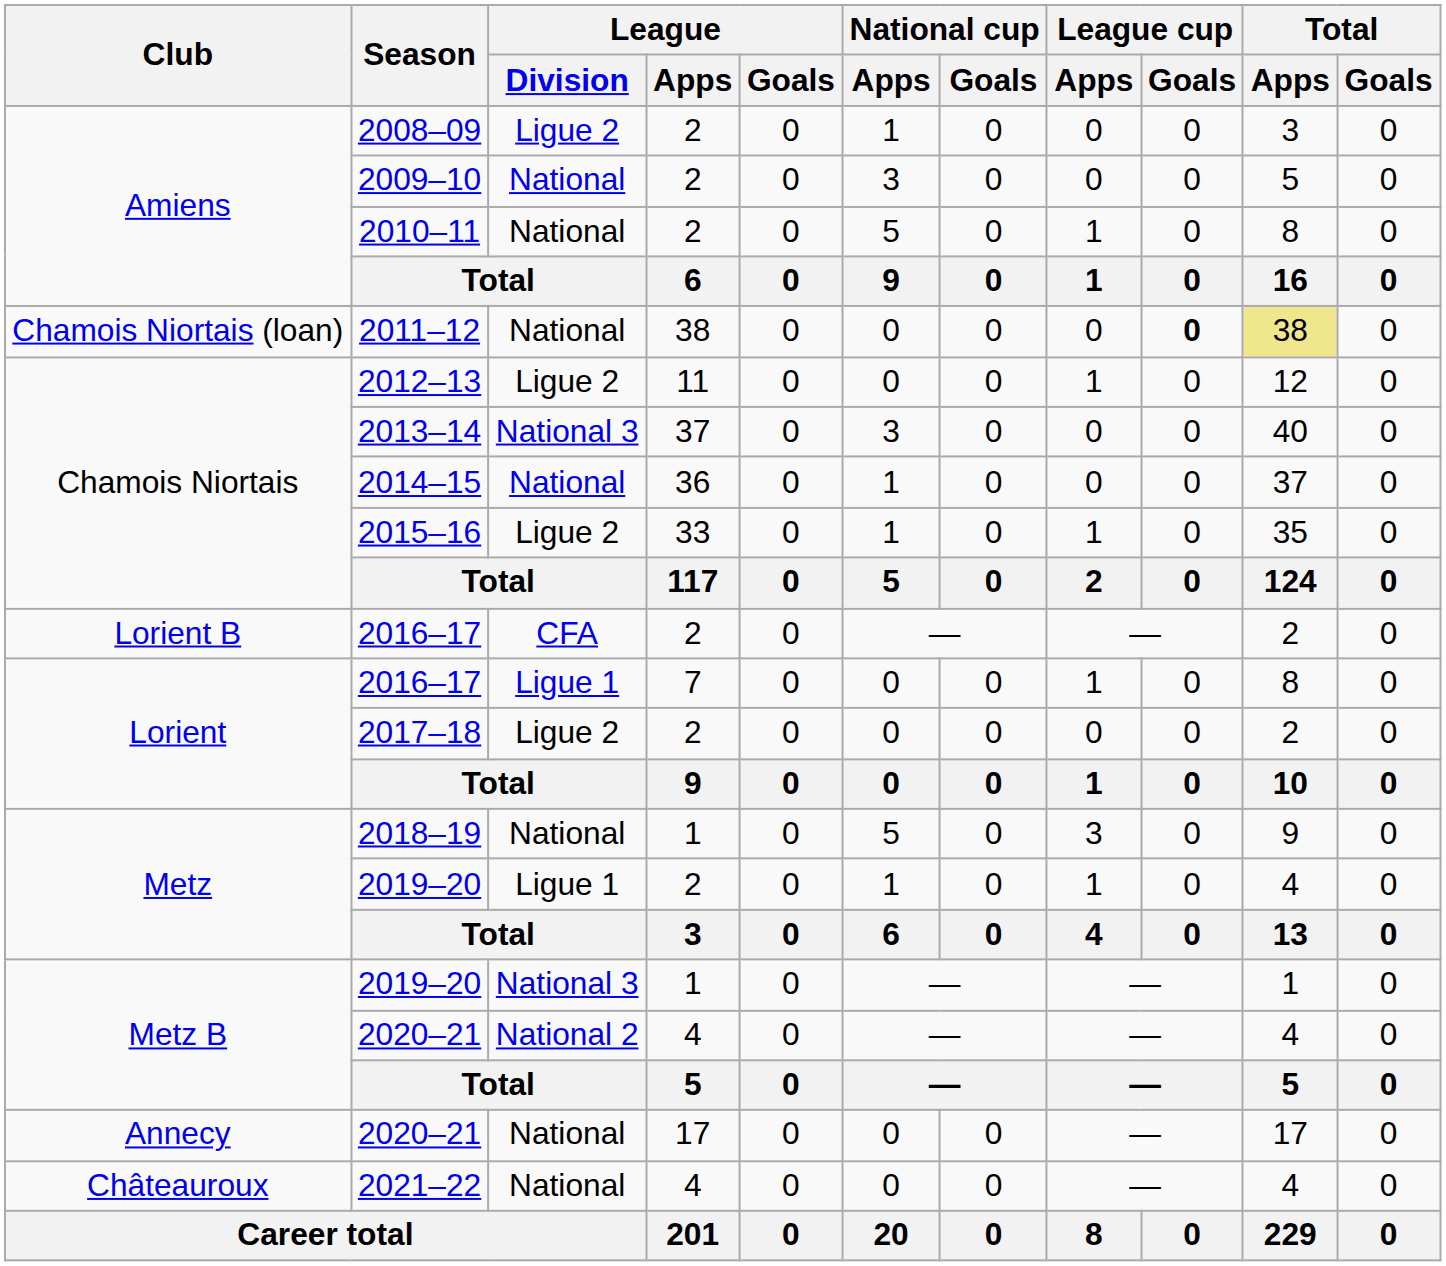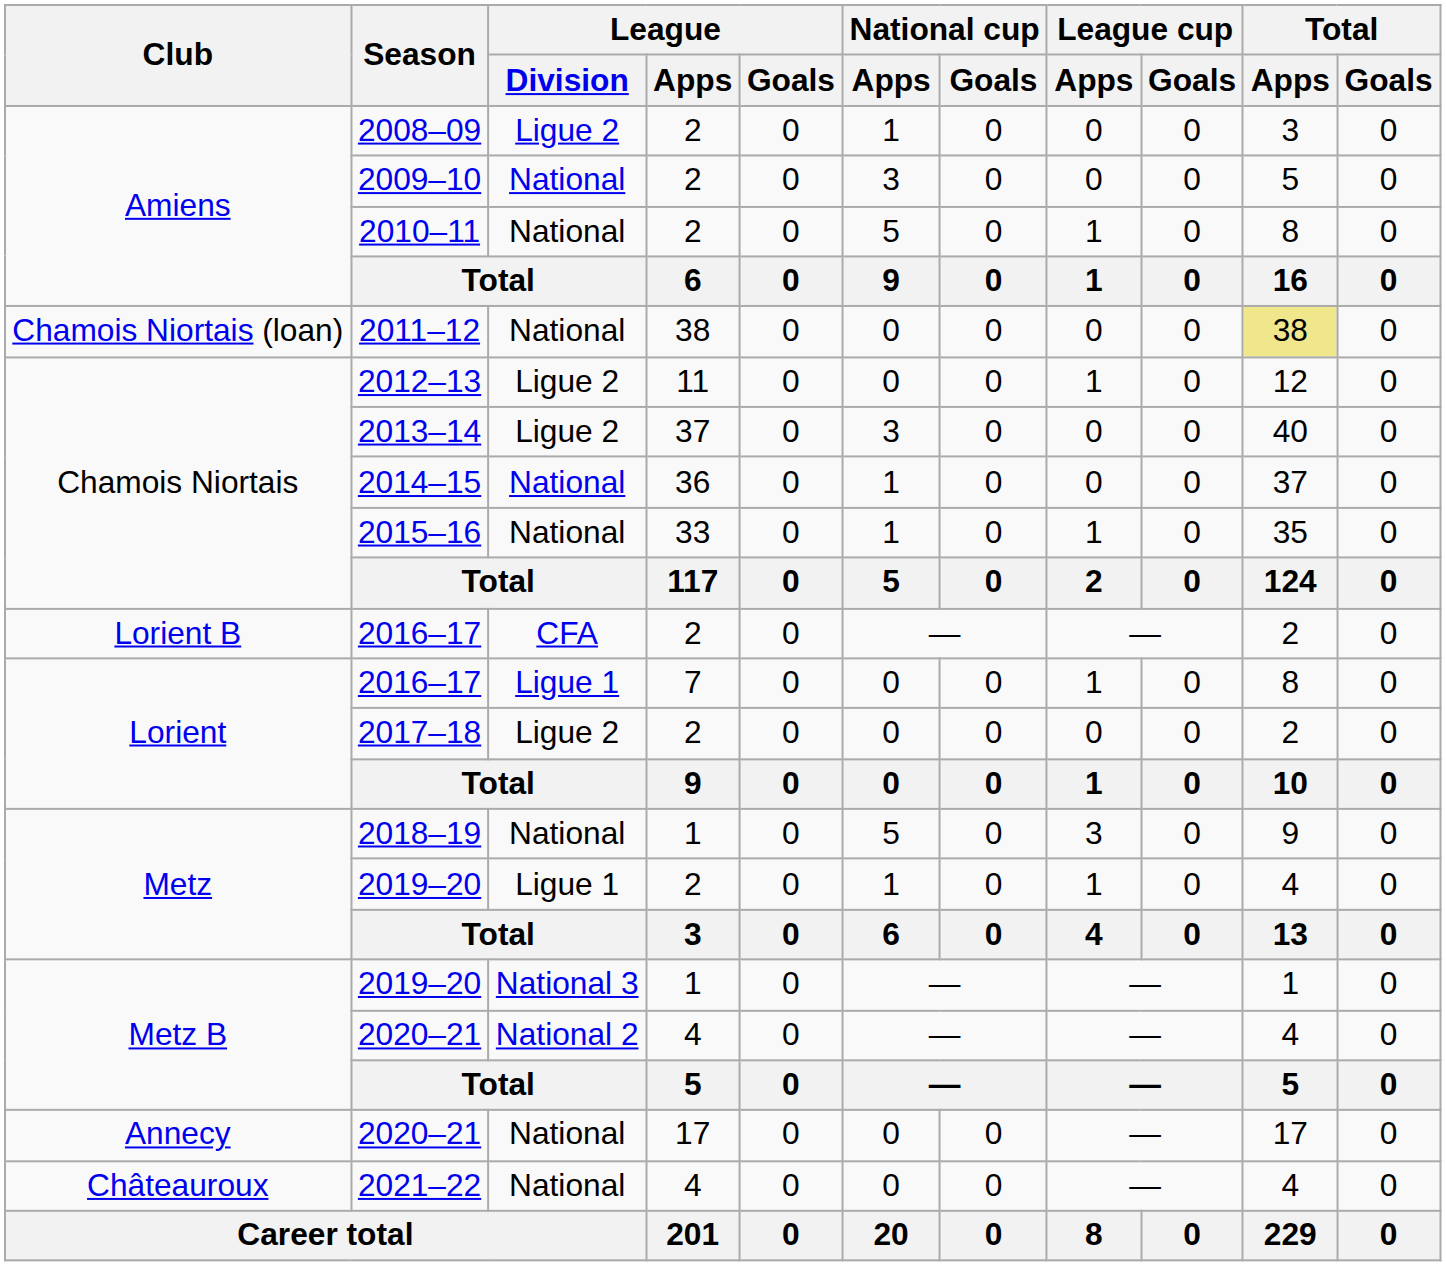(1192, 331) bold -> (1192, 331) normal
(567, 431) National 3 -> (567, 431) Ligue 2
(567, 532) Ligue 2 -> (567, 532) National
